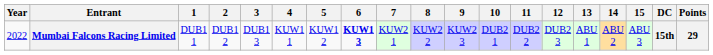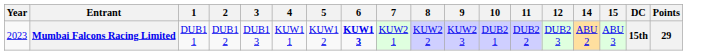- column: (587, 12)
(17, 35) 2022 -> (17, 35) 2023
